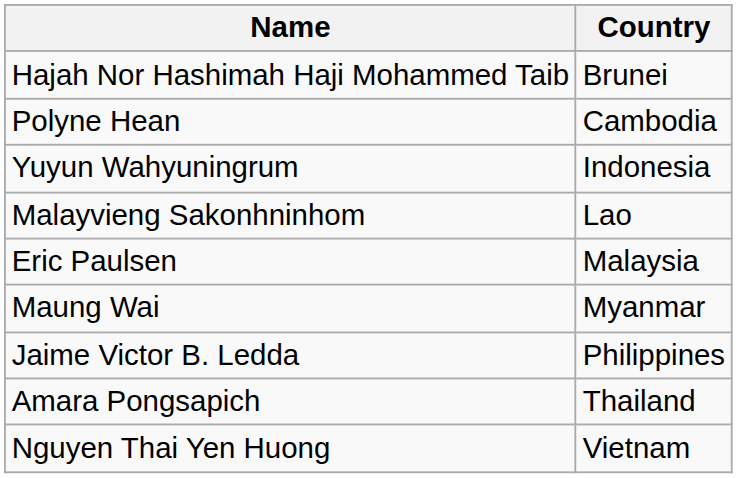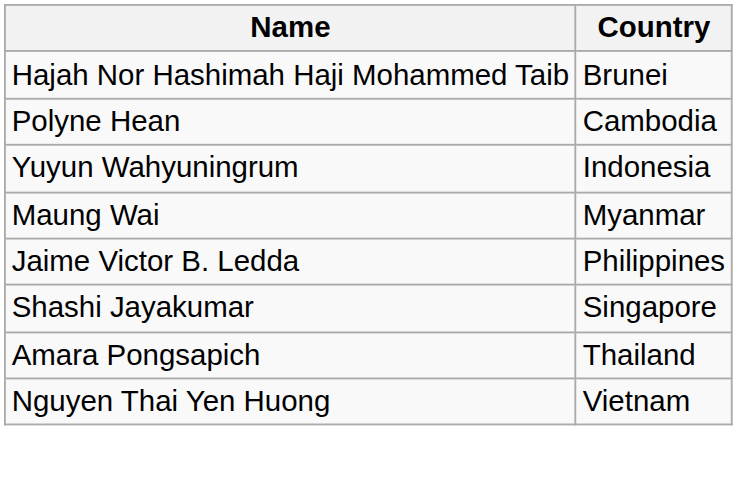- row: (188, 214)
- row: (94, 261)
+ row: (133, 307)
